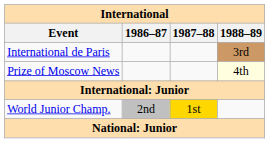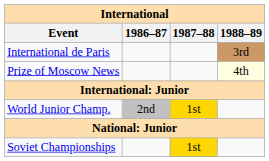+ row: (61, 147)
